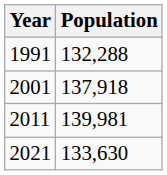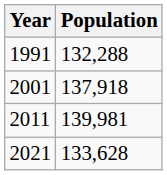(94, 152) 133,630 -> (94, 152) 133,628
